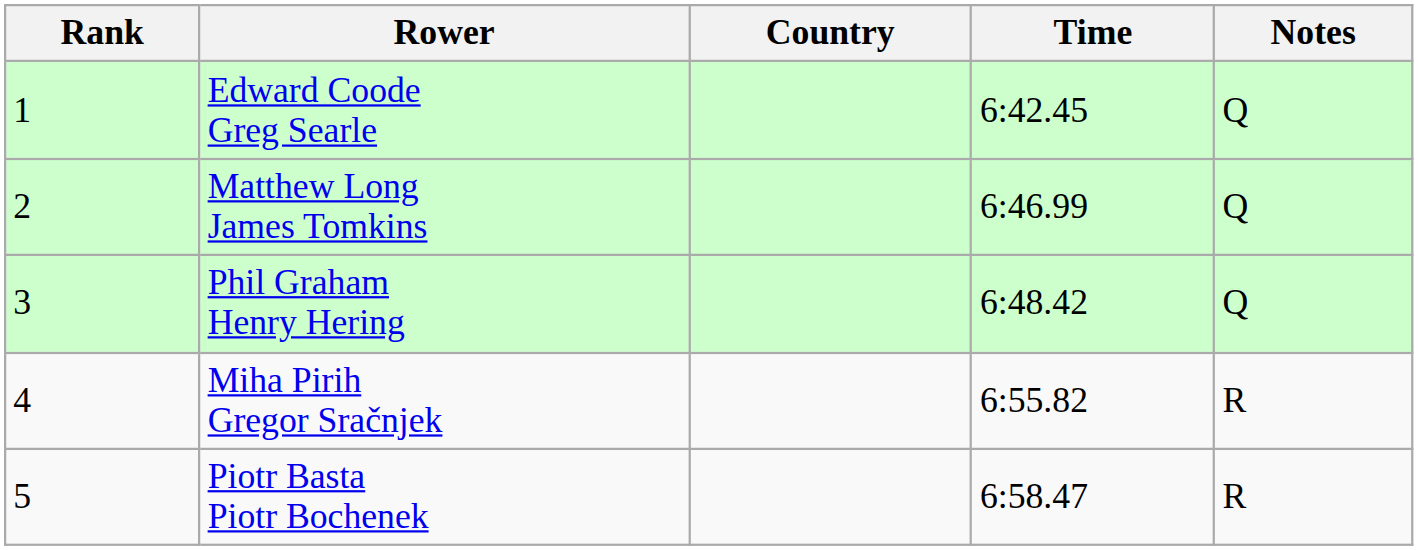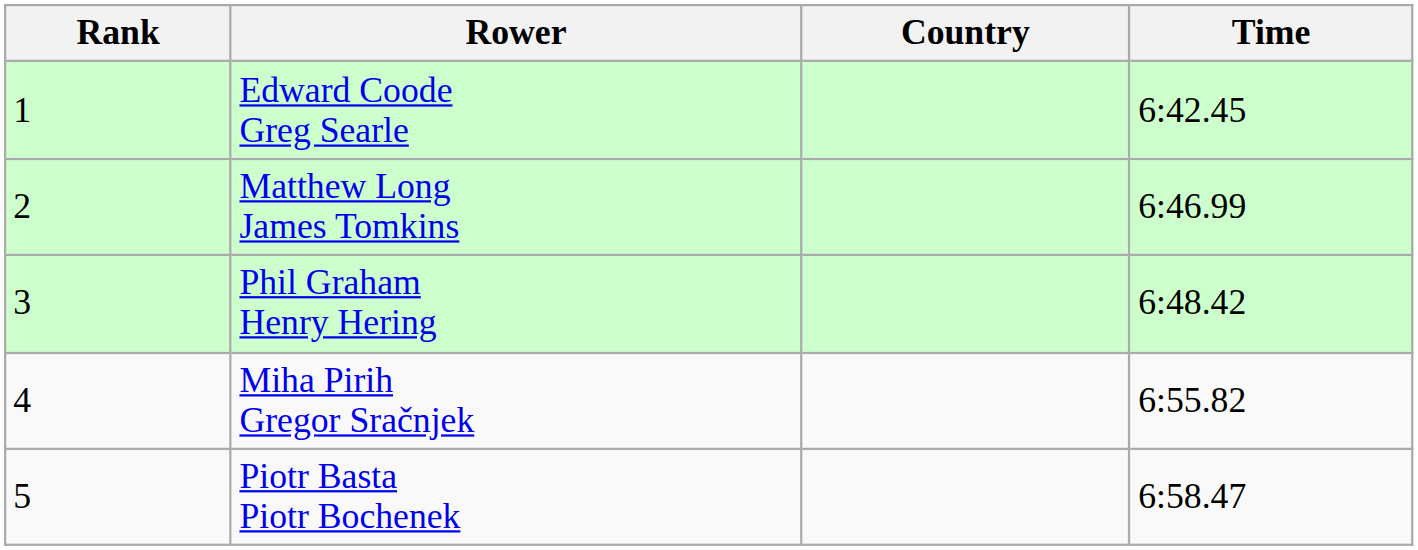- column: (1313, 32)
